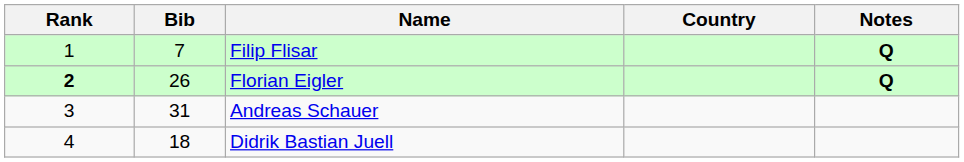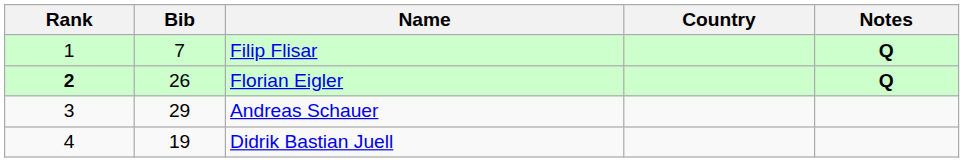(180, 111) 31 -> (180, 111) 29
(180, 141) 18 -> (180, 141) 19
